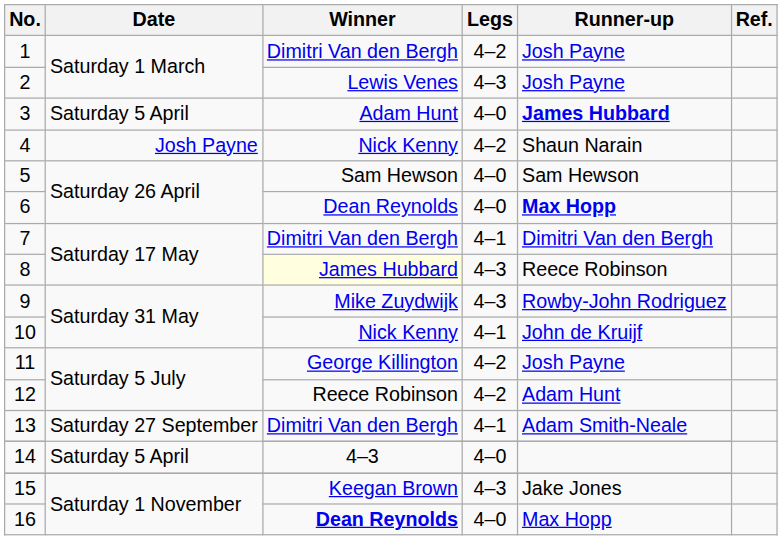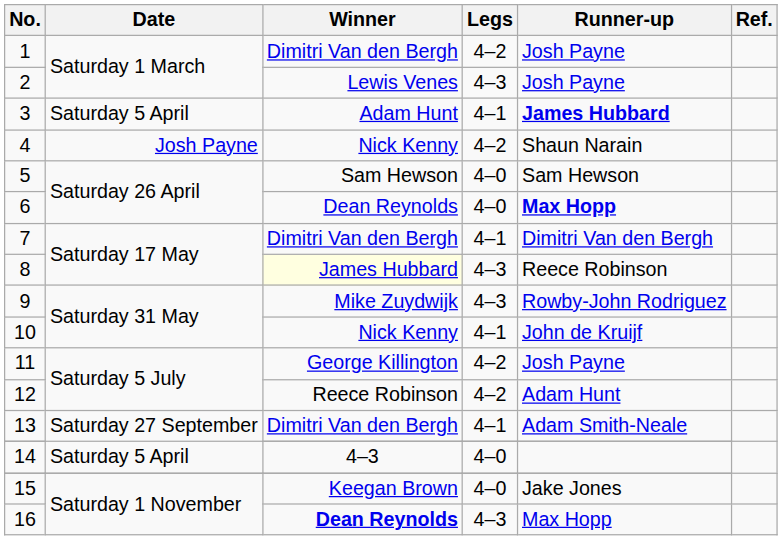(490, 113) 4–0 -> (490, 113) 4–1
(490, 488) 4–3 -> (490, 488) 4–0
(490, 519) 4–0 -> (490, 519) 4–3
